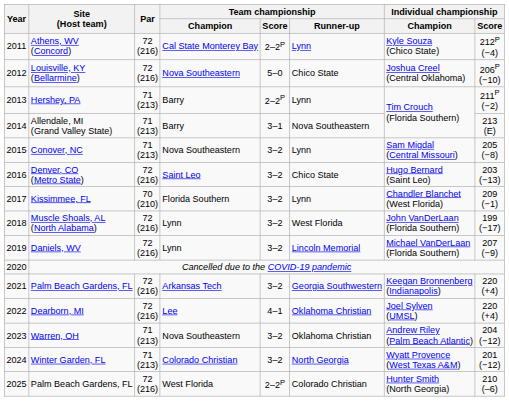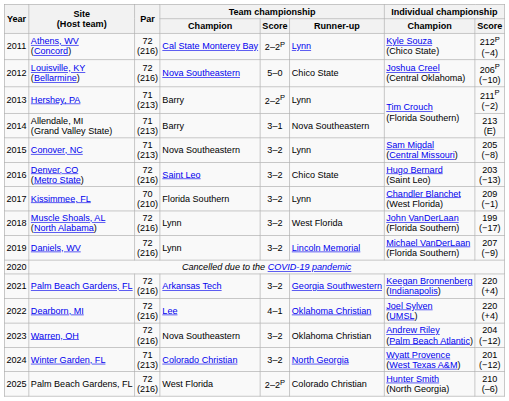(147, 336) 71 (213) -> (147, 336) 72 (216)
